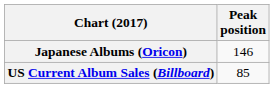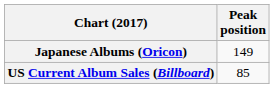(243, 51) 146 -> (243, 51) 149
